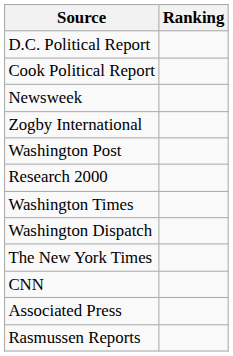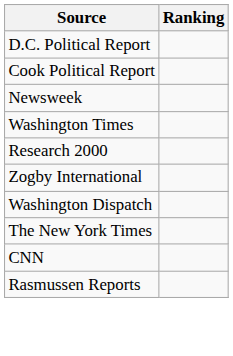rows swapped: (75, 124) <-> (71, 204)
- row: (65, 151)
- row: (65, 310)
